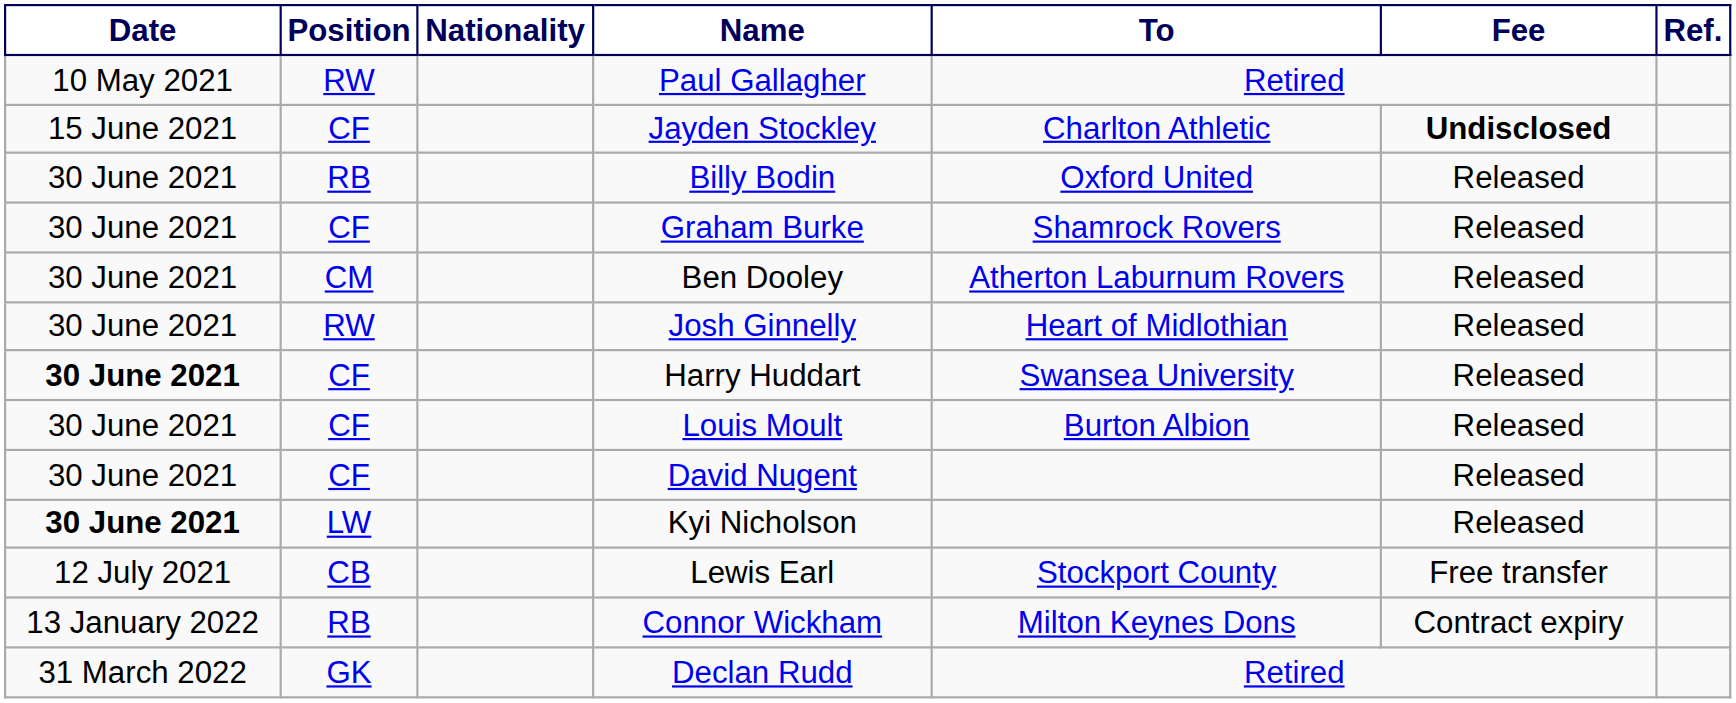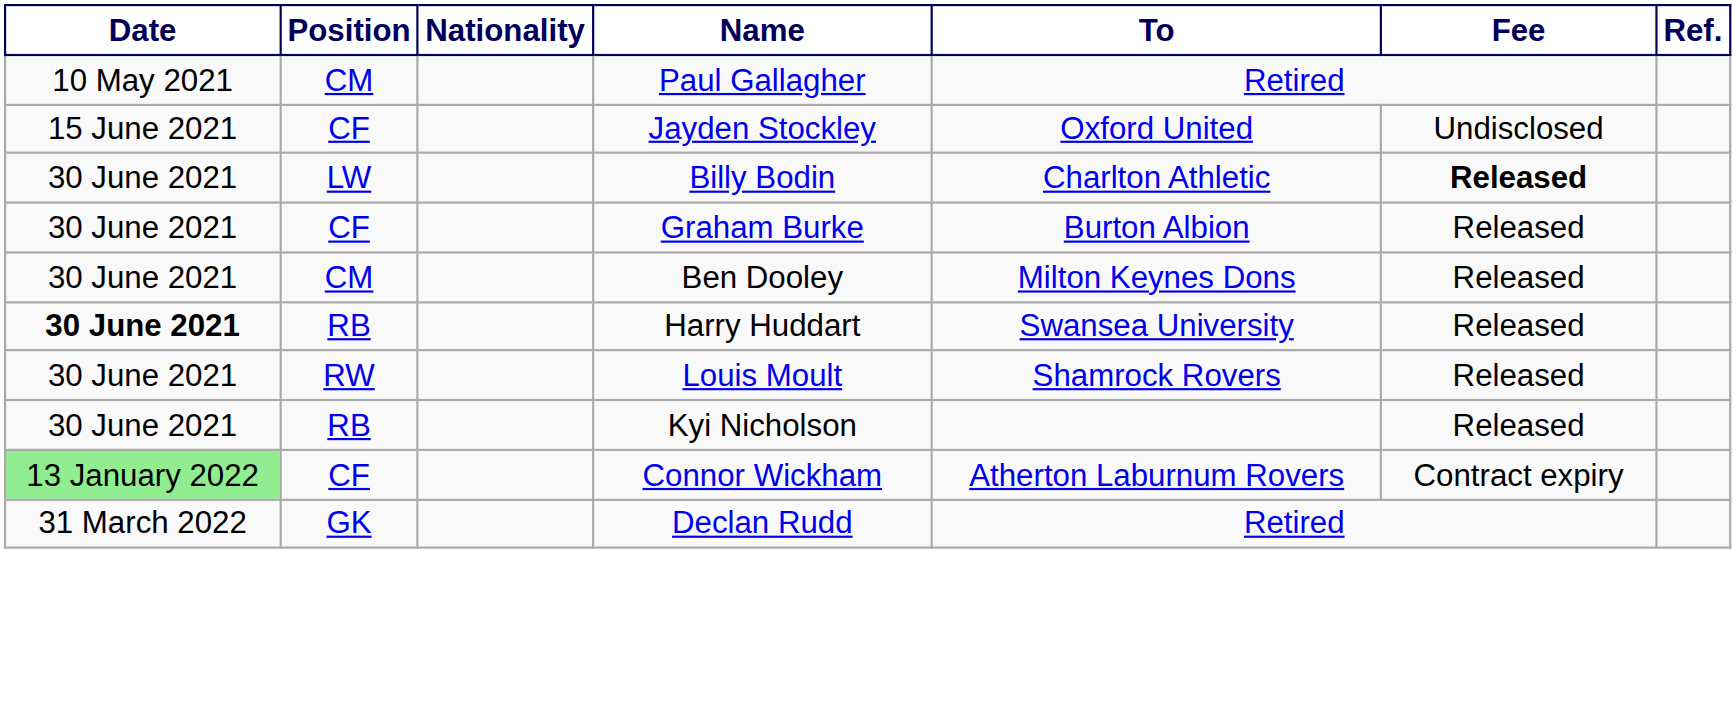(349, 80) RW -> (349, 80) CM
(1157, 129) Charlton Athletic -> (1157, 129) Oxford United
(1519, 129) bold -> (1519, 129) normal
(349, 178) RB -> (349, 178) LW
(1157, 178) Oxford United -> (1157, 178) Charlton Athletic
(1519, 178) normal -> (1519, 178) bold
(1157, 228) Shamrock Rovers -> (1157, 228) Burton Albion
(1157, 277) Atherton Laburnum Rovers -> (1157, 277) Milton Keynes Dons
- row: (762, 326)
(349, 376) CF -> (349, 326) RB
(349, 425) CF -> (349, 376) RW
(1157, 425) Burton Albion -> (1157, 376) Shamrock Rovers
- row: (762, 474)
(143, 524) bold -> (143, 425) normal
(349, 524) LW -> (349, 425) RB
- row: (762, 573)
(143, 623) no background -> (143, 474) lightgreen background
(349, 623) RB -> (349, 474) CF
(1157, 623) Milton Keynes Dons -> (1157, 474) Atherton Laburnum Rovers
